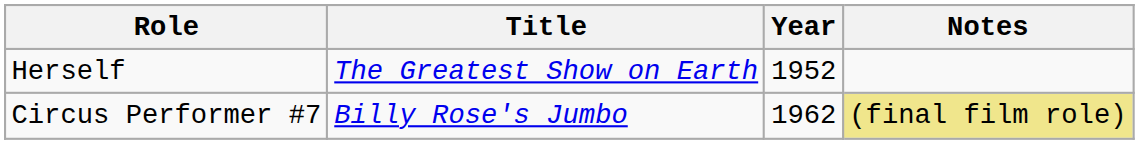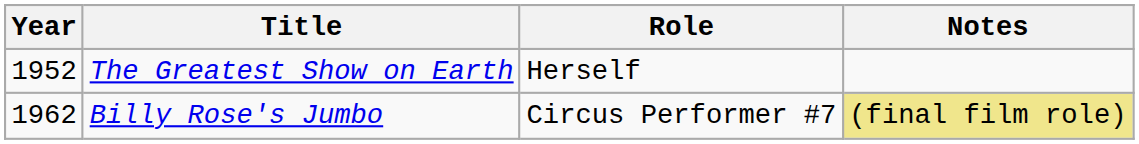columns swapped: (804, 27) <-> (166, 27)
